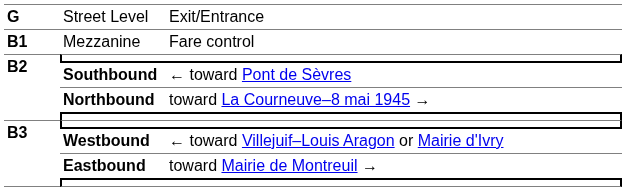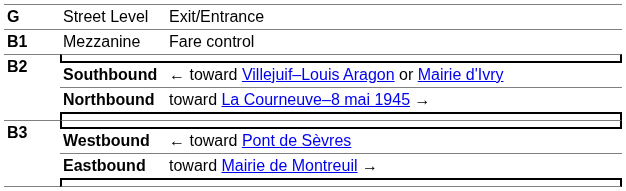(260, 74) ← toward Pont de Sèvres -> (336, 74) ← toward Villejuif–Louis Aragon or Mairie d'Ivry
(336, 140) ← toward Villejuif–Louis Aragon or Mairie d'Ivry -> (260, 140) ← toward Pont de Sèvres
